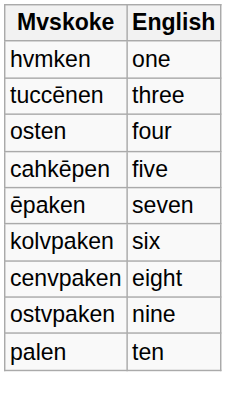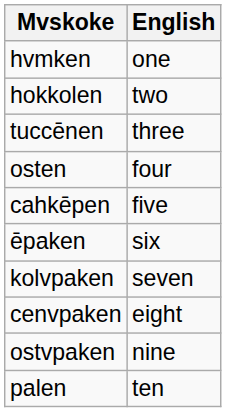+ row: (56, 95)
(163, 205) seven -> (146, 242) six
(146, 242) six -> (163, 278) seven
